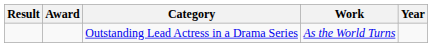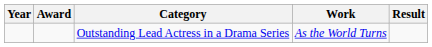columns swapped: (413, 14) <-> (23, 14)
